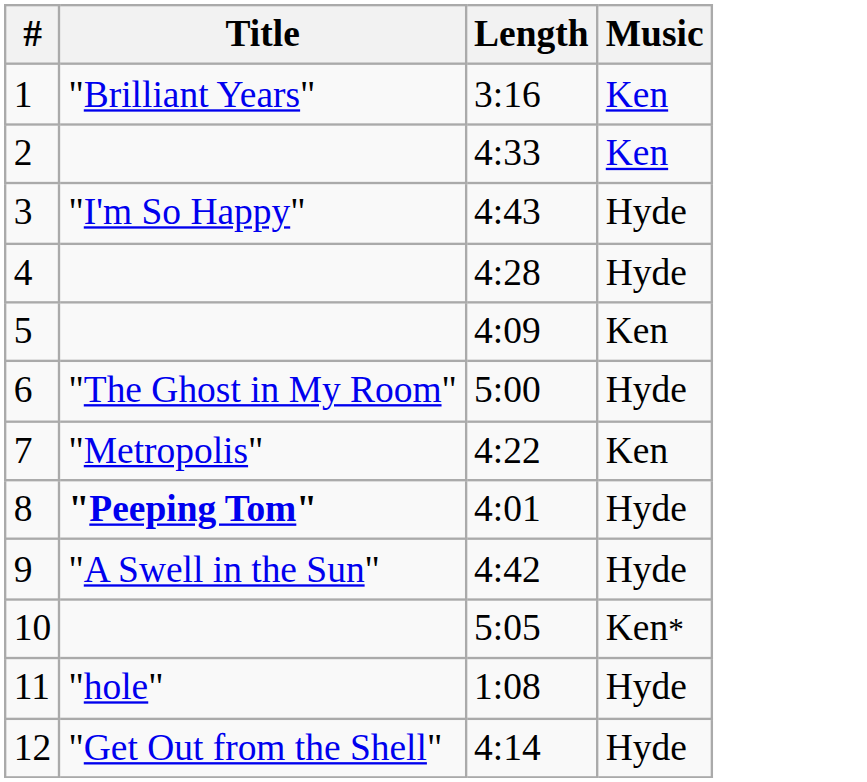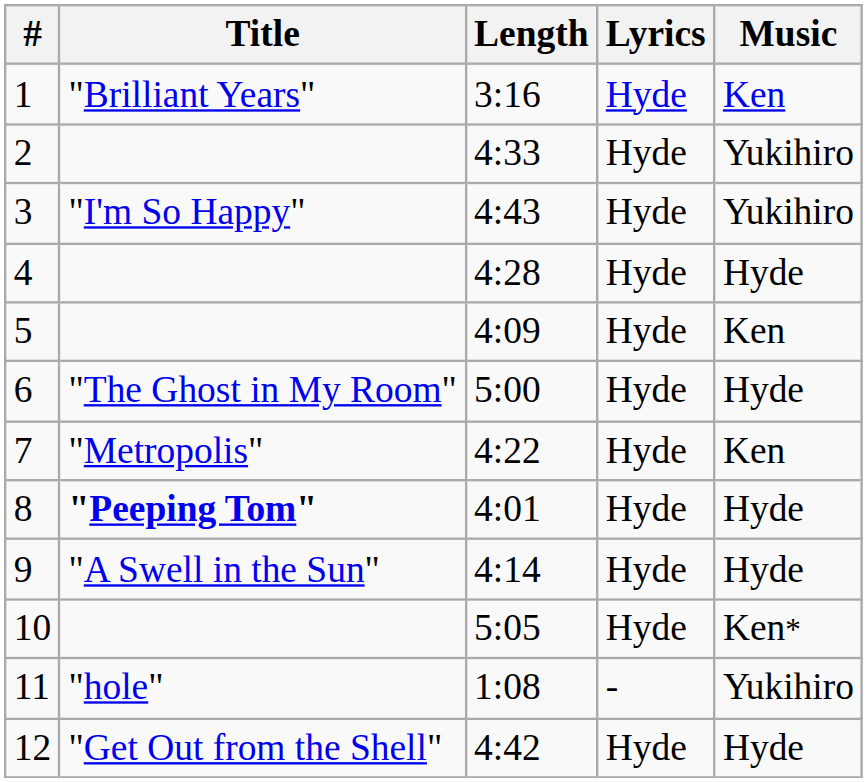+ column: (656, 34)
(637, 152) Ken -> (788, 152) Yukihiro
(646, 212) Hyde -> (788, 212) Yukihiro
(507, 568) 4:42 -> (507, 568) 4:14
(646, 687) Hyde -> (788, 687) Yukihiro
(507, 746) 4:14 -> (507, 746) 4:42
